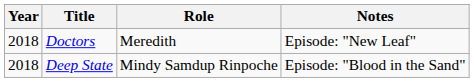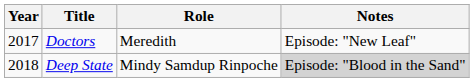(23, 41) 2018 -> (23, 41) 2017
(375, 65) no background -> (375, 65) lightgrey background
